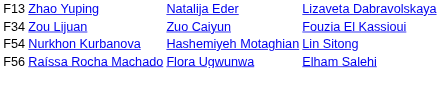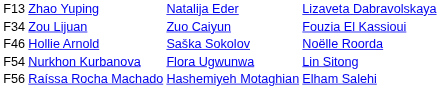+ row: (64, 44)
(233, 44) Hashemiyeh Motaghian -> (210, 61) Flora Ugwunwa
(210, 61) Flora Ugwunwa -> (233, 79) Hashemiyeh Motaghian
